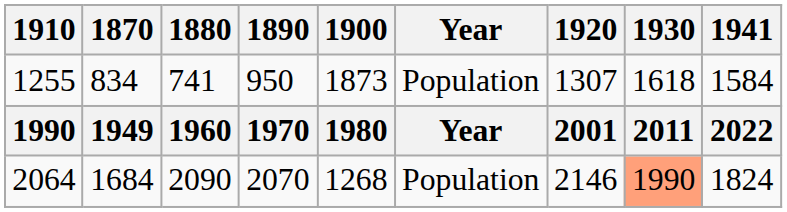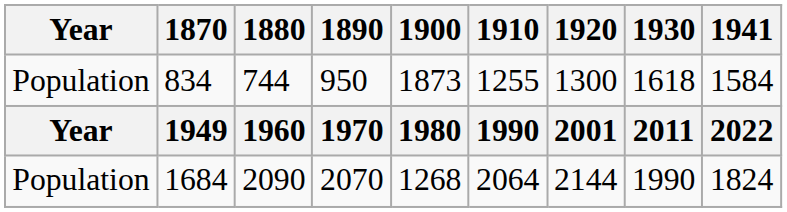columns swapped: (471, 29) <-> (44, 29)
(192, 79) 741 -> (266, 79) 744
(586, 79) 1307 -> (586, 79) 1300
(586, 180) 2146 -> (586, 180) 2144
(664, 180) lightsalmon background -> (664, 180) no background
